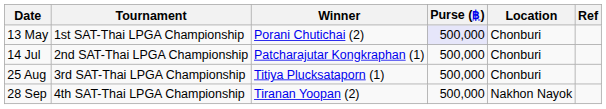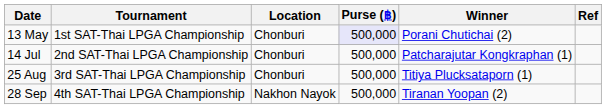columns swapped: (531, 15) <-> (339, 15)
